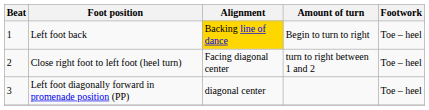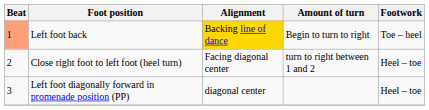(9, 35) no background -> (9, 35) lightsalmon background
(401, 63) Toe – heel -> (401, 63) Heel – toe
(401, 91) Toe – heel -> (401, 91) Heel – toe
